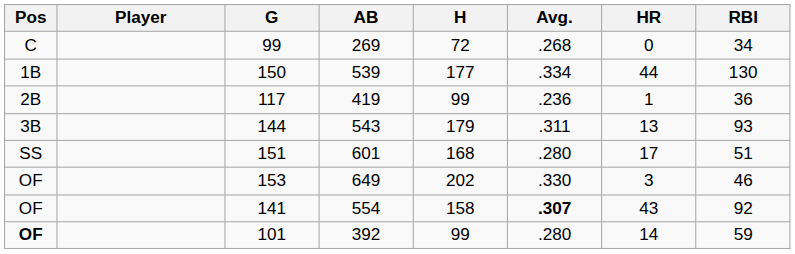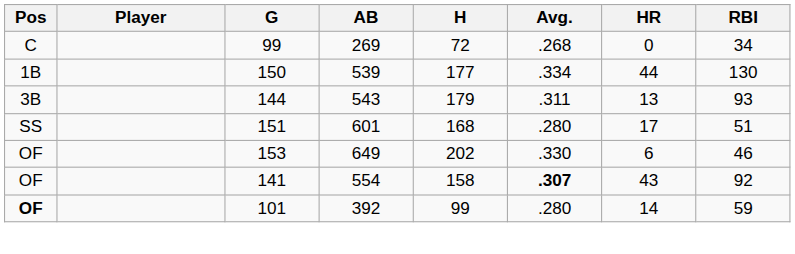- row: (272, 99)
(649, 180) 3 -> (649, 153) 6
